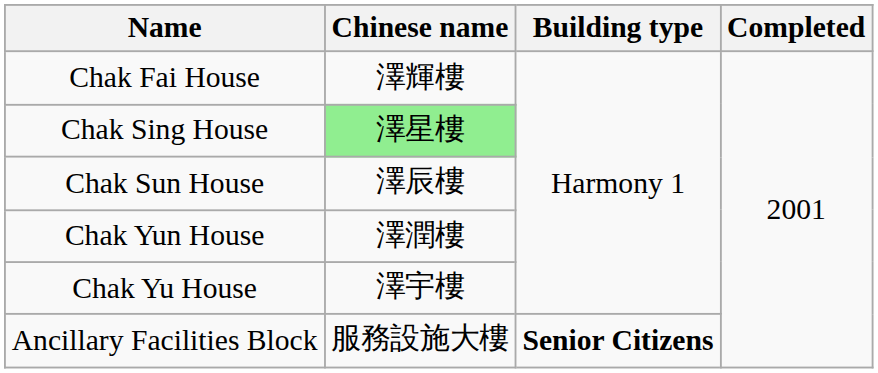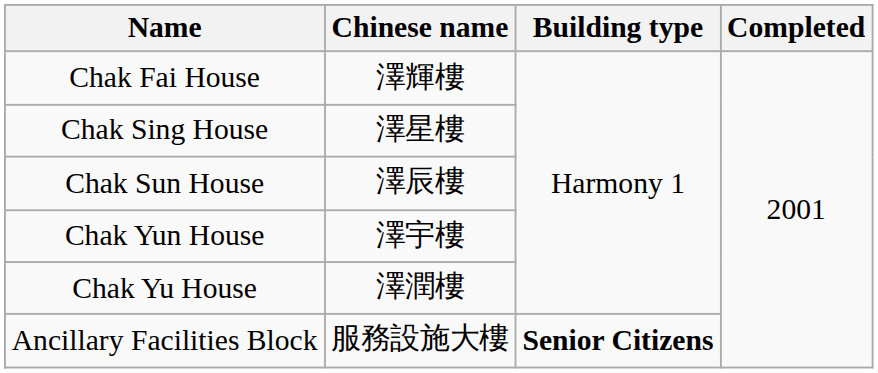(420, 129) lightgreen background -> (420, 129) no background
(420, 234) 澤潤樓 -> (420, 234) 澤宇樓
(420, 286) 澤宇樓 -> (420, 286) 澤潤樓
